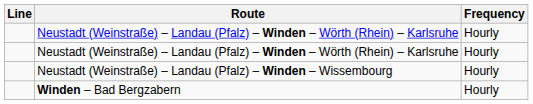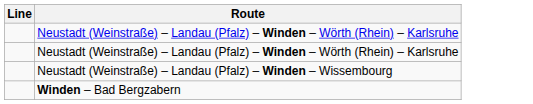- column: (494, 14)
